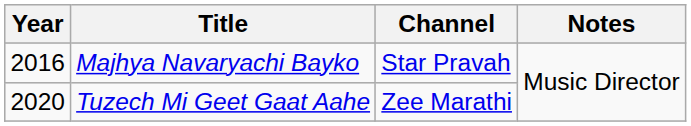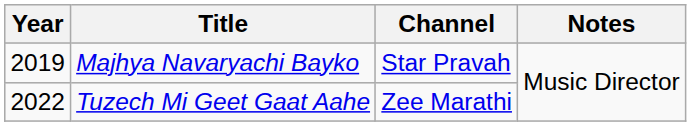(38, 62) 2016 -> (38, 62) 2019
(38, 101) 2020 -> (38, 101) 2022
